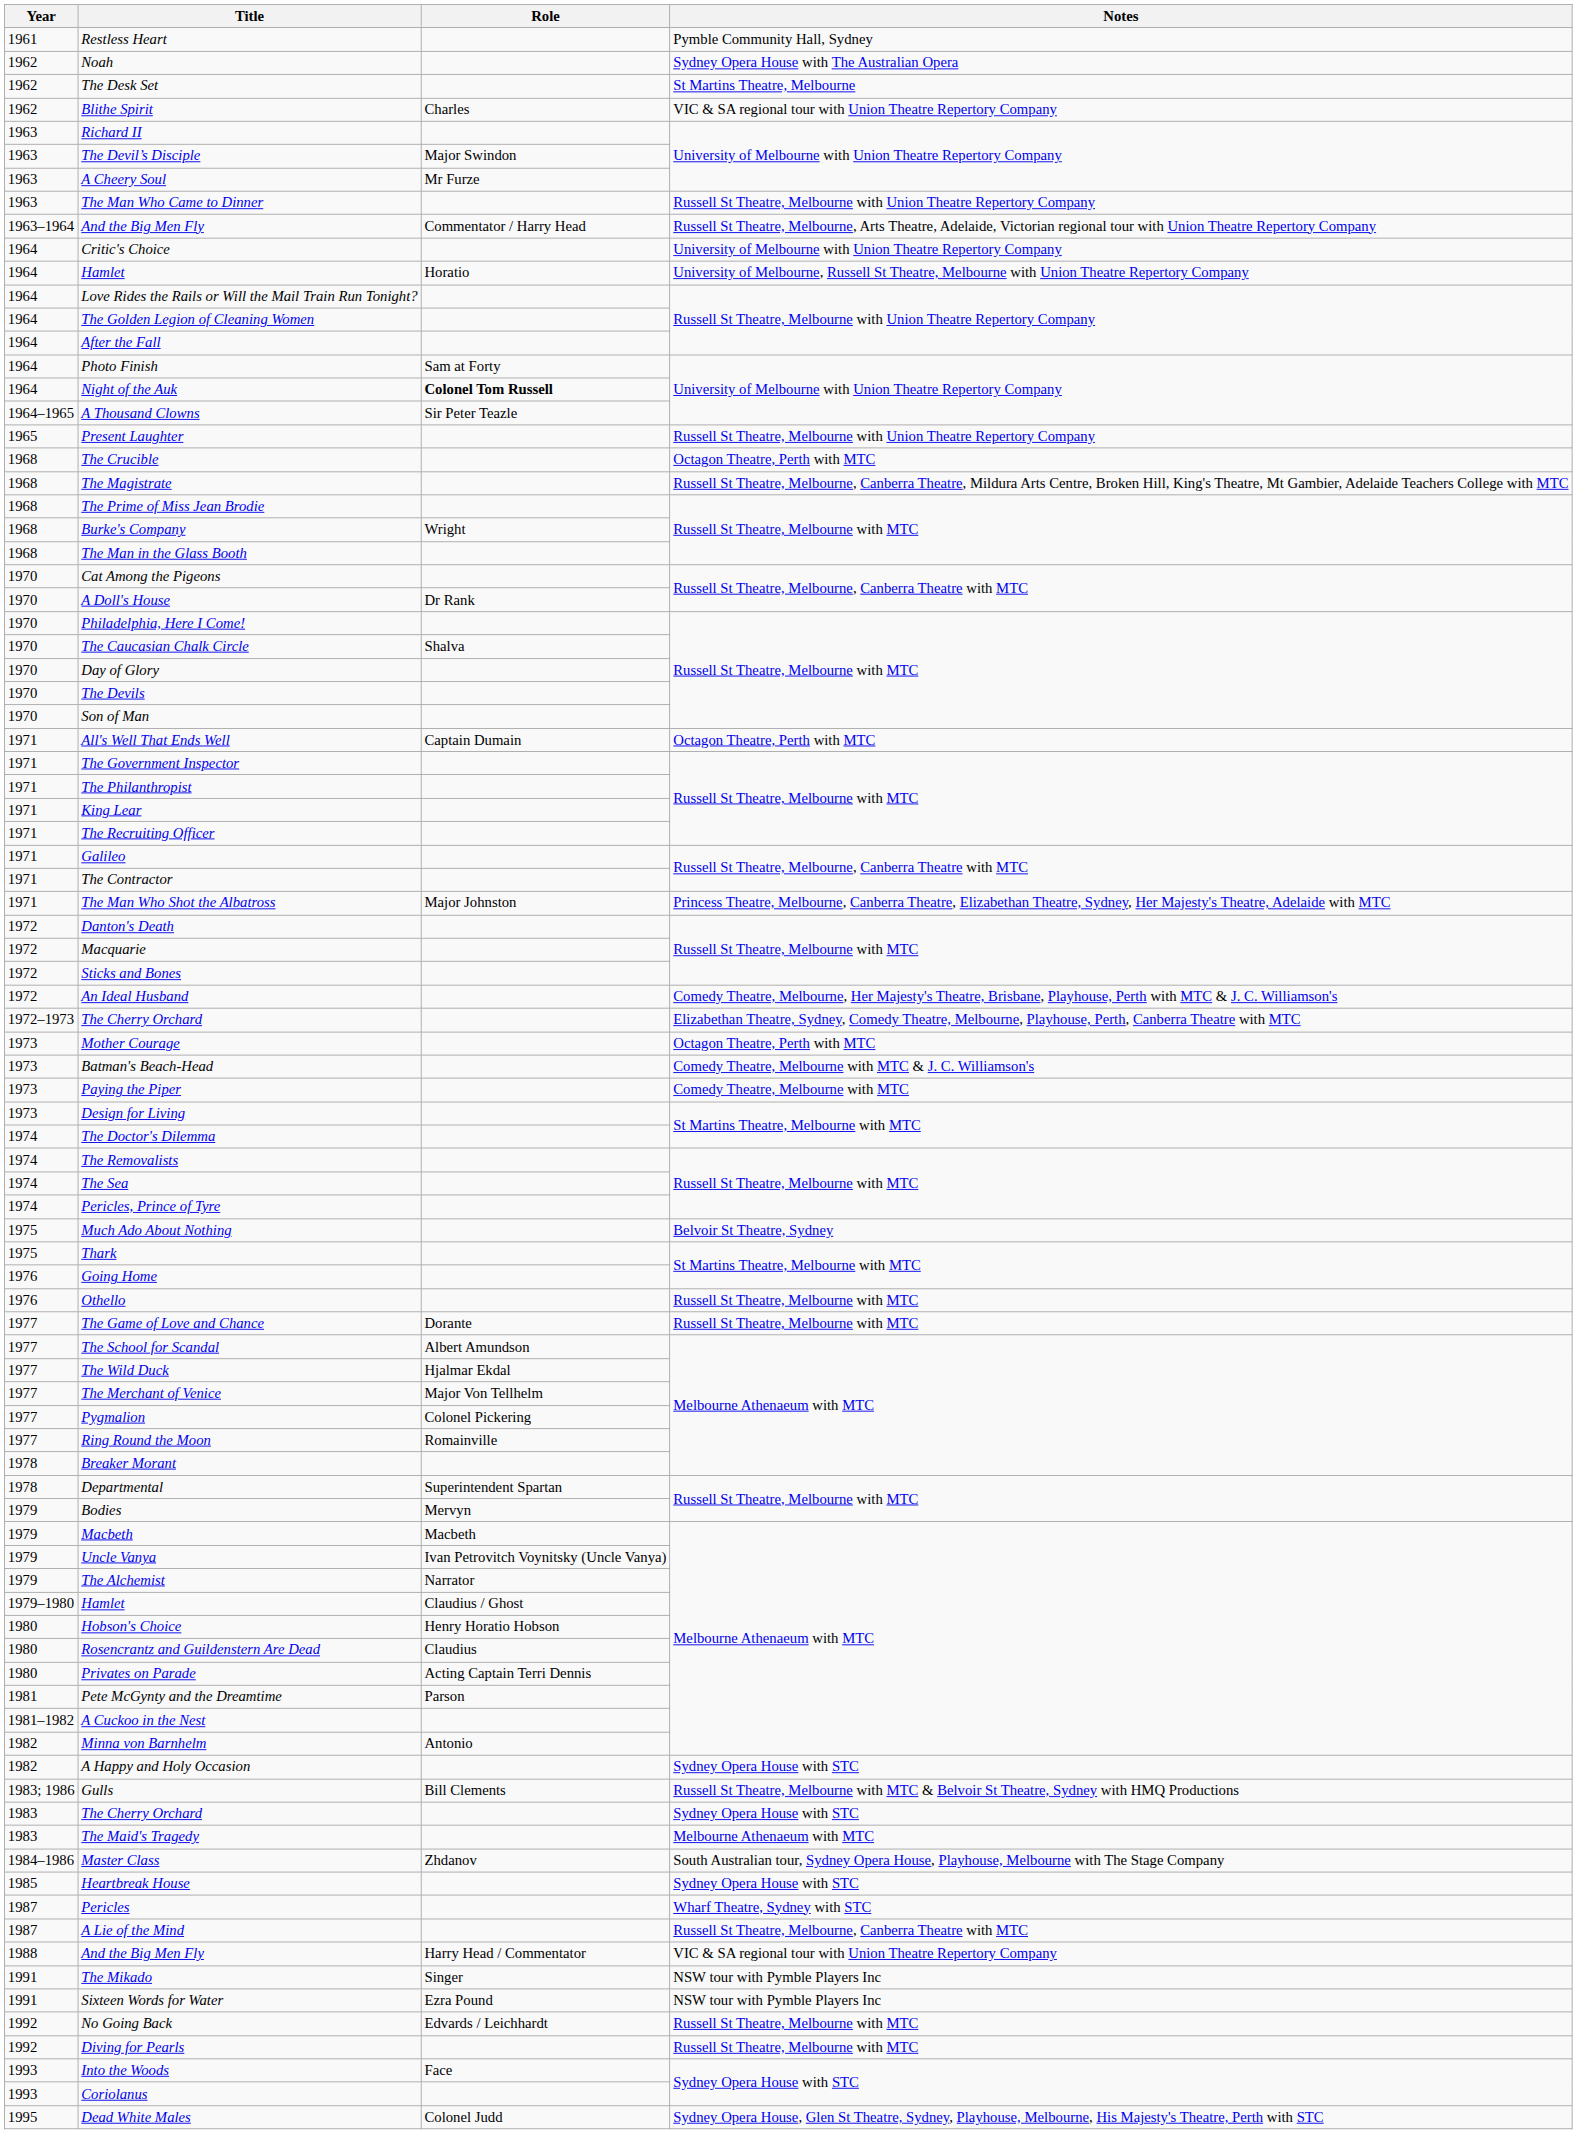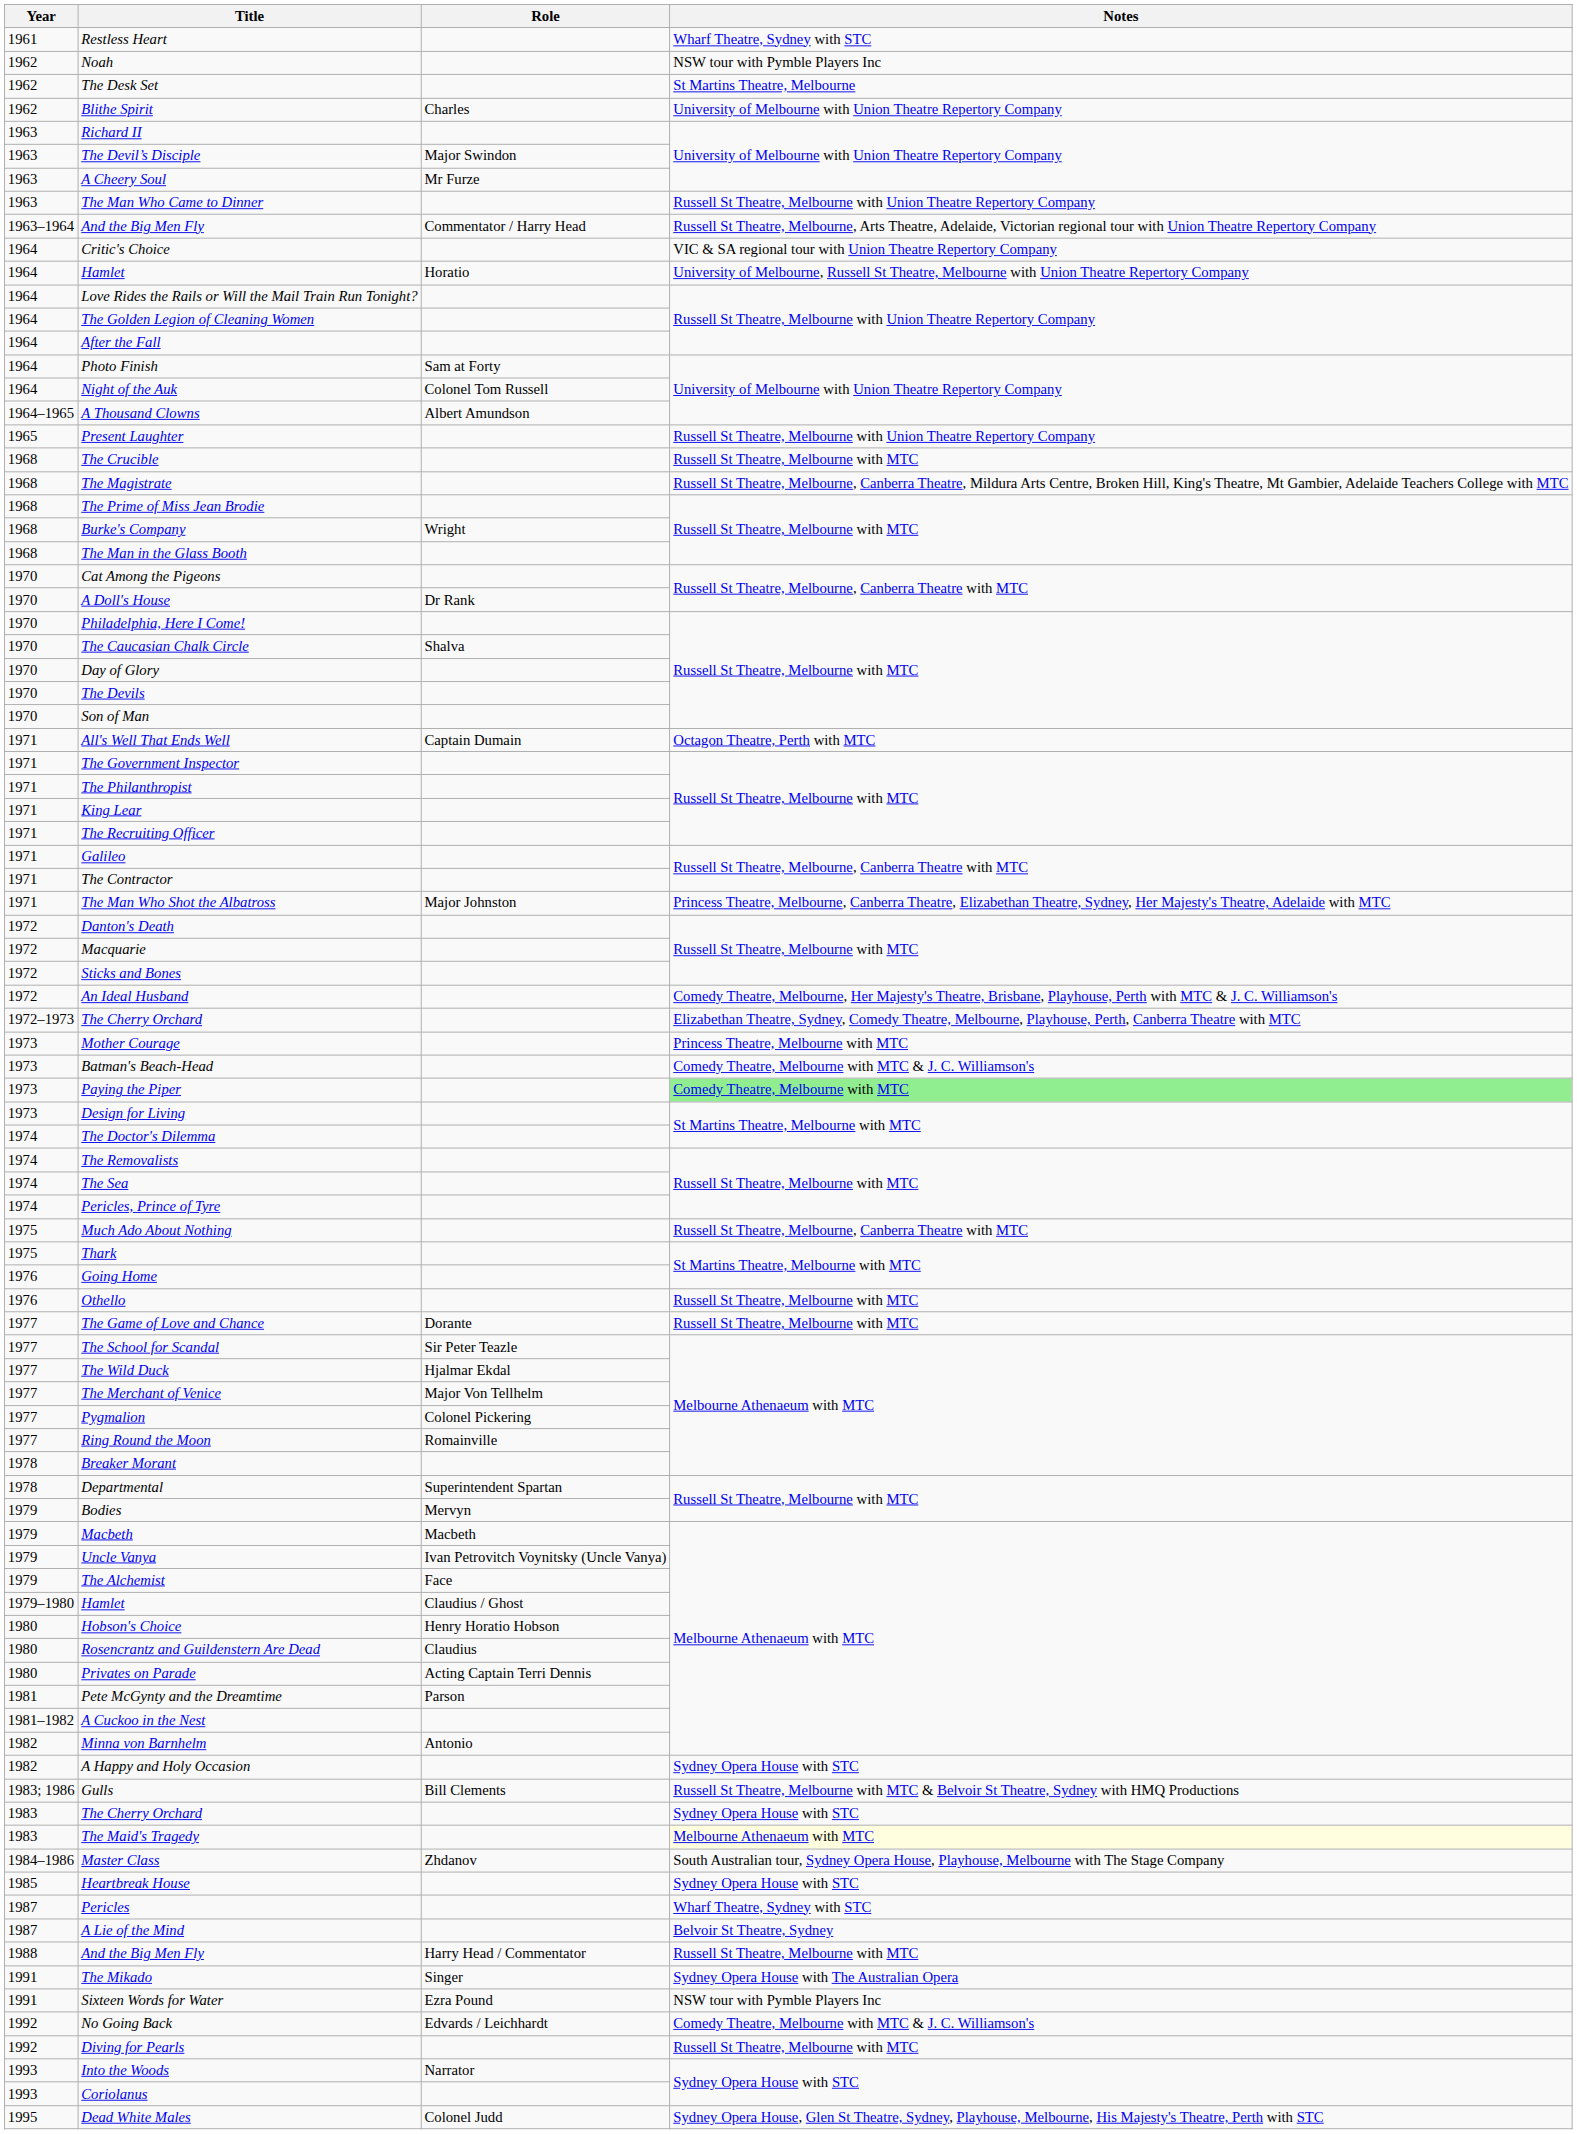(773, 39) Pymble Community Hall, Sydney -> (772, 39) Wharf Theatre, Sydney with STC
(816, 62) Sydney Opera House with The Australian Opera -> (777, 62) NSW tour with Pymble Players Inc
(865, 109) VIC & SA regional tour with Union Theatre Repertory Company -> (868, 109) University of Melbourne with Union Theatre Repertory Company
(868, 249) University of Melbourne with Union Theatre Repertory Company -> (865, 249) VIC & SA regional tour with Union Theatre Repertory Company
(489, 389) bold -> (486, 389) normal
(471, 413) Sir Peter Teazle -> (477, 413) Albert Amundson
(774, 459) Octagon Theatre, Perth with MTC -> (796, 459) Russell St Theatre, Melbourne with MTC
(774, 1043) Octagon Theatre, Perth with MTC -> (791, 1043) Princess Theatre, Melbourne with MTC
(791, 1090) no background -> (791, 1090) lightgreen background
(753, 1230) Belvoir St Theatre, Sydney -> (851, 1230) Russell St Theatre, Melbourne, Canberra Theatre with MTC
(477, 1346) Albert Amundson -> (471, 1346) Sir Peter Teazle
(449, 1580) Narrator -> (438, 1580) Face
(774, 1837) no background -> (774, 1837) lightyellow background
(851, 1930) Russell St Theatre, Melbourne, Canberra Theatre with MTC -> (753, 1930) Belvoir St Theatre, Sydney
(865, 1953) VIC & SA regional tour with Union Theatre Repertory Company -> (796, 1953) Russell St Theatre, Melbourne with MTC
(777, 1977) NSW tour with Pymble Players Inc -> (816, 1977) Sydney Opera House with The Australian Opera
(796, 2023) Russell St Theatre, Melbourne with MTC -> (854, 2023) Comedy Theatre, Melbourne with MTC & J. C. Williamson's
(438, 2070) Face -> (449, 2070) Narrator
